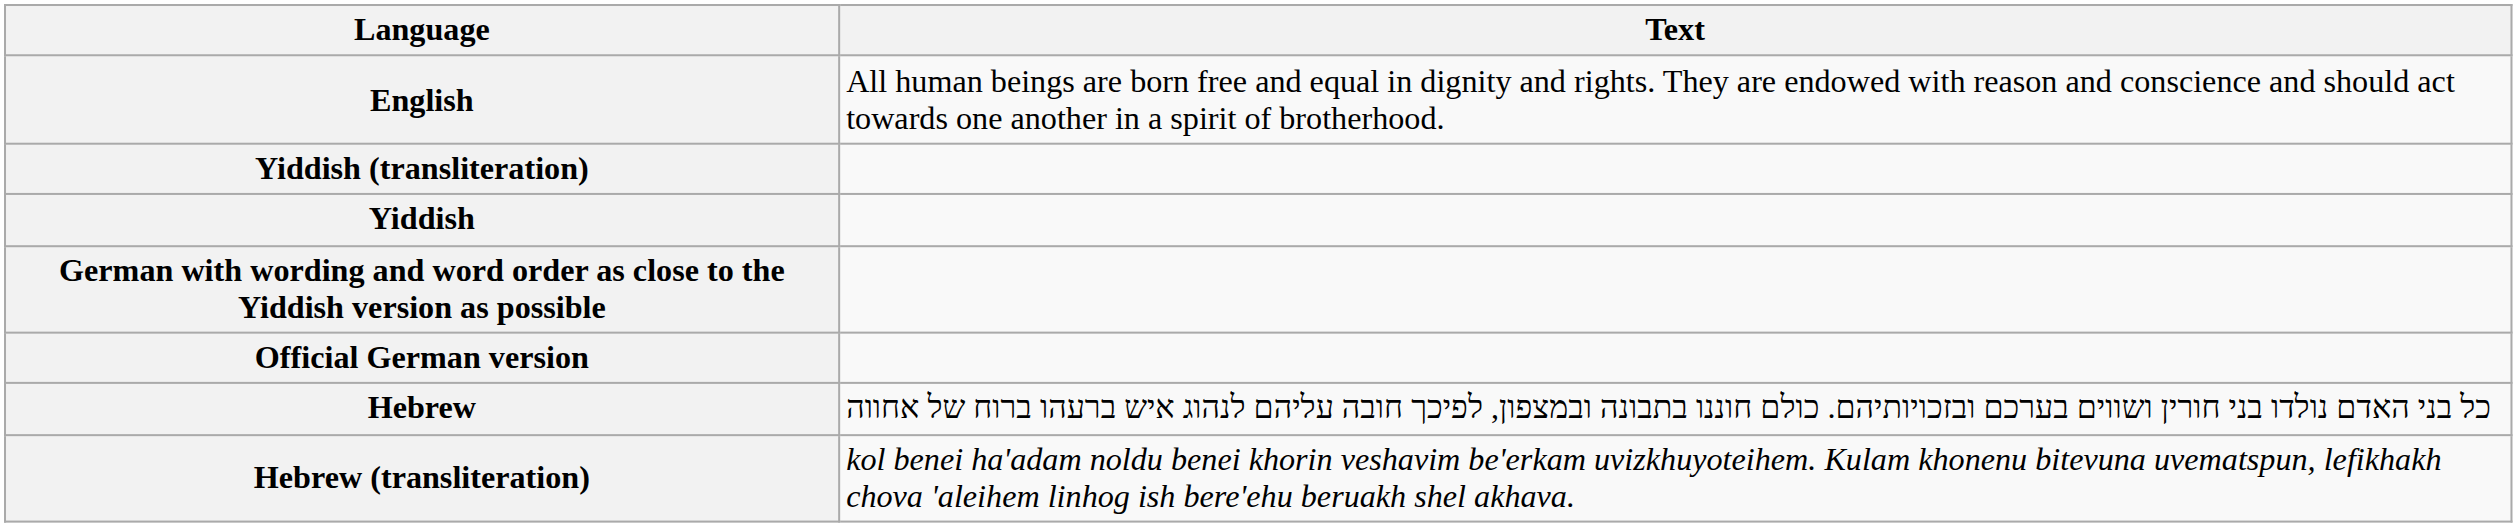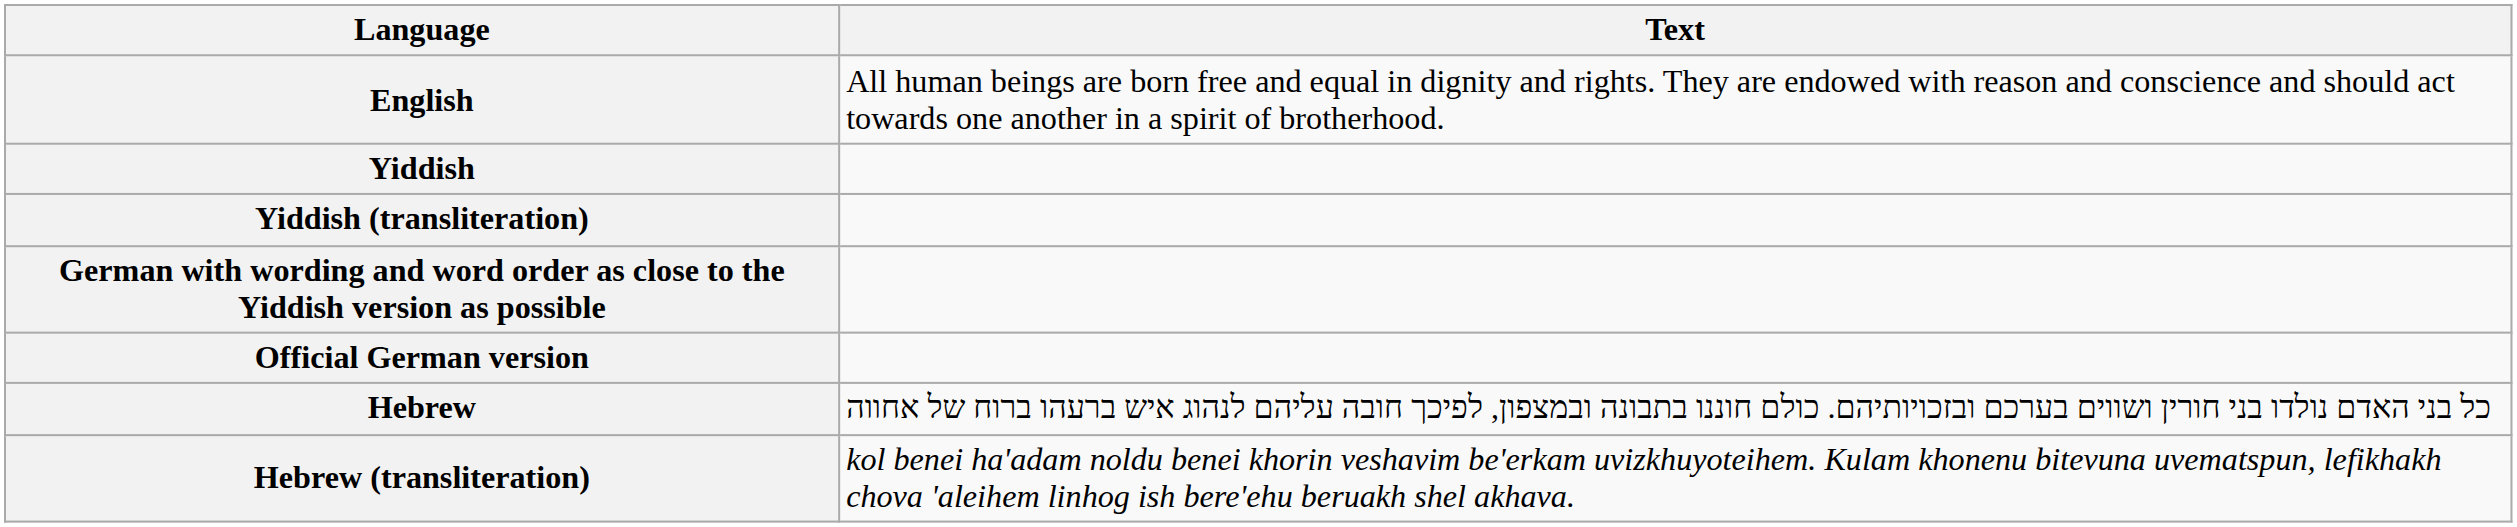rows swapped: (422, 219) <-> (422, 168)
